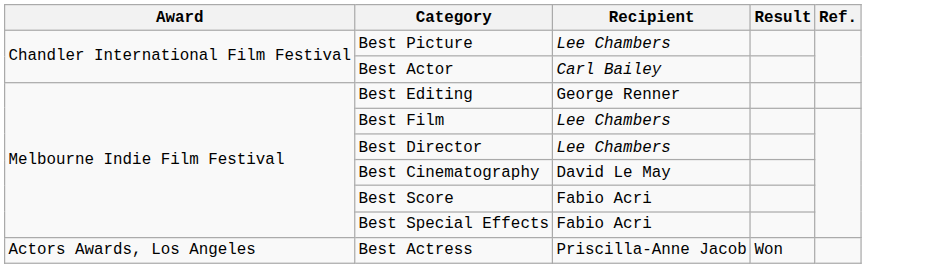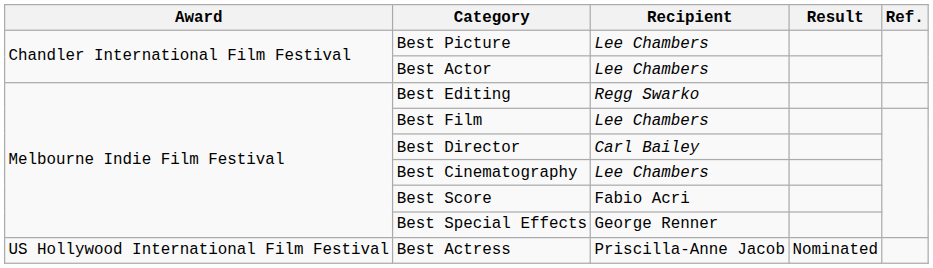(609, 69) Carl Bailey -> (652, 69) Lee Chambers
(618, 95) George Renner -> (647, 95) Regg Swarko
(614, 147) Lee Chambers -> (647, 147) Carl Bailey
(614, 173) David Le May -> (652, 173) Lee Chambers
(604, 224) Fabio Acri -> (656, 224) George Renner
+ row: (199, 250)
- row: (132, 250)
